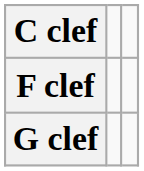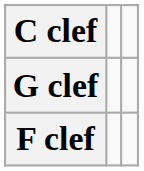rows swapped: (55, 84) <-> (55, 138)
